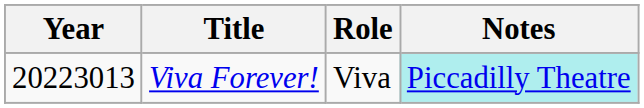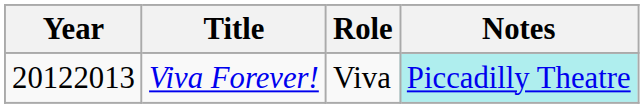(73, 77) 20223013 -> (73, 77) 20122013
